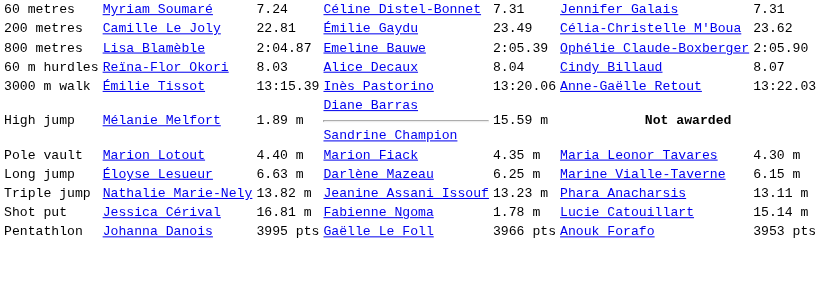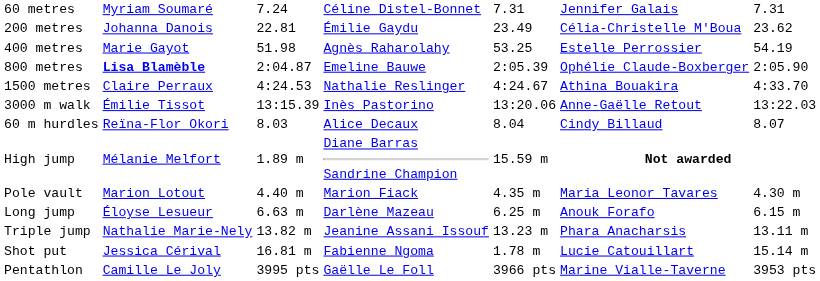(162, 29) Camille Le Joly -> (158, 29) Johanna Danois
+ row: (43, 48)
(154, 48) normal -> (154, 67) bold
+ row: (47, 86)
rows swapped: (47, 86) <-> (51, 67)
(643, 174) Marine Vialle-Taverne -> (607, 213) Anouk Forafo
(158, 232) Johanna Danois -> (162, 270) Camille Le Joly
(607, 232) Anouk Forafo -> (643, 270) Marine Vialle-Taverne
